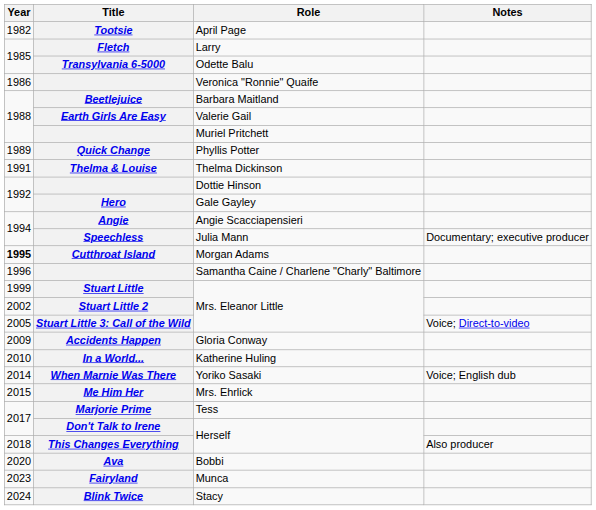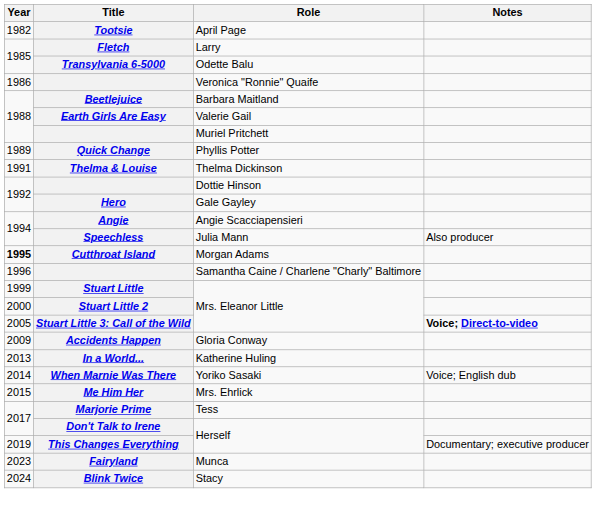(508, 237) Documentary; executive producer -> (460, 237) Also producer
(19, 306) 2002 -> (19, 306) 2000
(478, 323) normal -> (482, 323) bold
(19, 358) 2010 -> (19, 358) 2013
(19, 444) 2018 -> (19, 444) 2019
(460, 444) Also producer -> (508, 444) Documentary; executive producer
- row: (113, 461)
